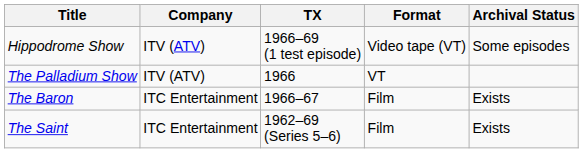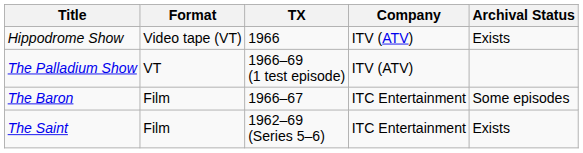columns swapped: (200, 15) <-> (417, 15)
(313, 45) 1966–69 (1 test episode) -> (264, 37) 1966
(521, 45) Some episodes -> (491, 37) Exists
(280, 76) 1966 -> (297, 68) 1966–69 (1 test episode)
(491, 98) Exists -> (521, 98) Some episodes
